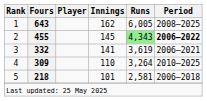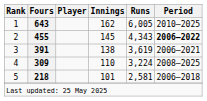(178, 24) 2008–2025 -> (178, 24) 2010–2025
(140, 37) lightgreen background -> (140, 37) no background
(42, 50) 332 -> (42, 50) 391
(108, 50) 141 -> (108, 50) 138
(140, 63) 3,264 -> (140, 63) 3,224
(178, 63) 2010–2025 -> (178, 63) 2008–2025
